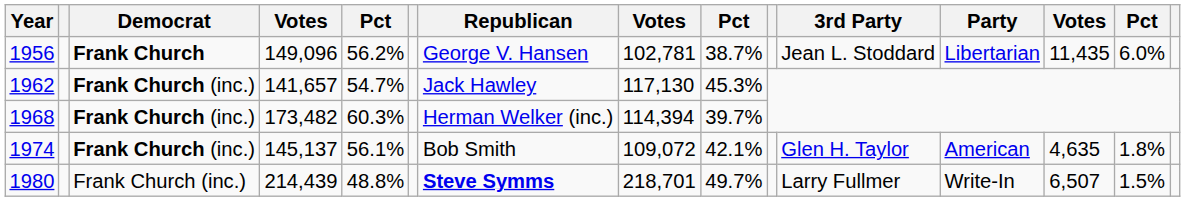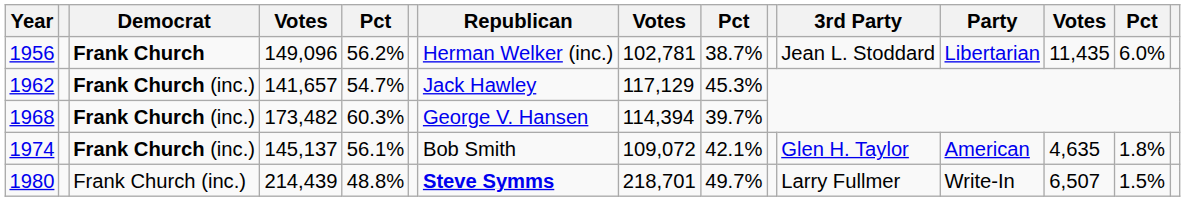(506, 53) George V. Hansen -> (518, 53) Herman Welker (inc.)
(659, 85) 117,130 -> (659, 85) 117,129
(518, 117) Herman Welker (inc.) -> (506, 117) George V. Hansen
